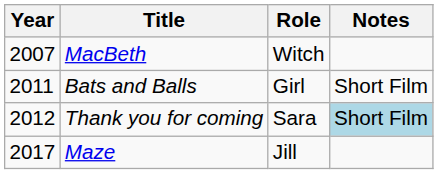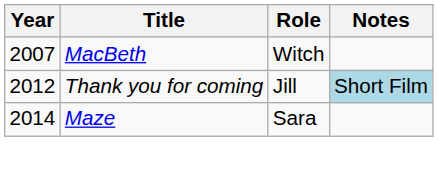- row: (131, 86)
(295, 119) Sara -> (285, 86) Jill
(32, 151) 2017 -> (32, 119) 2014
(285, 151) Jill -> (295, 119) Sara
